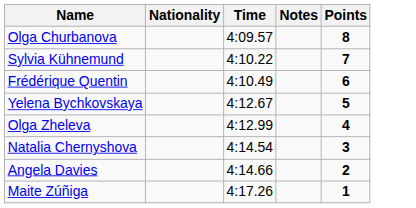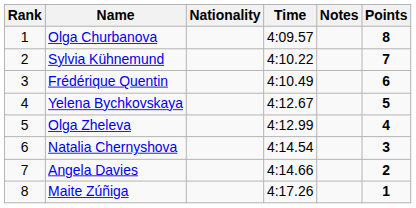+ column: (25, 15)
